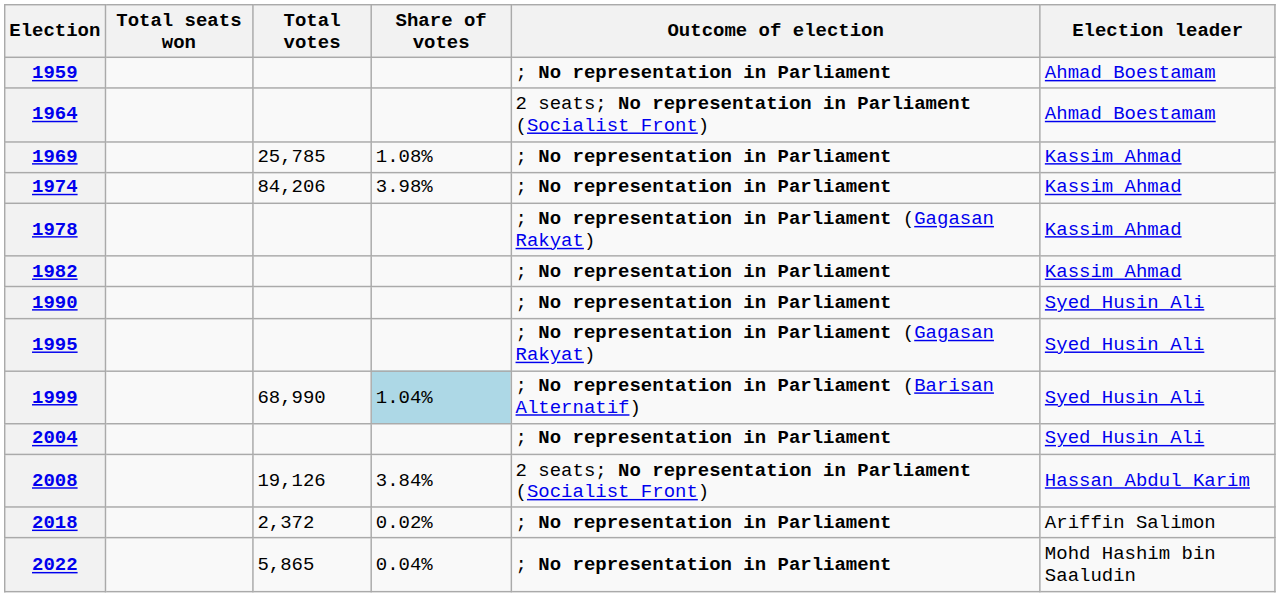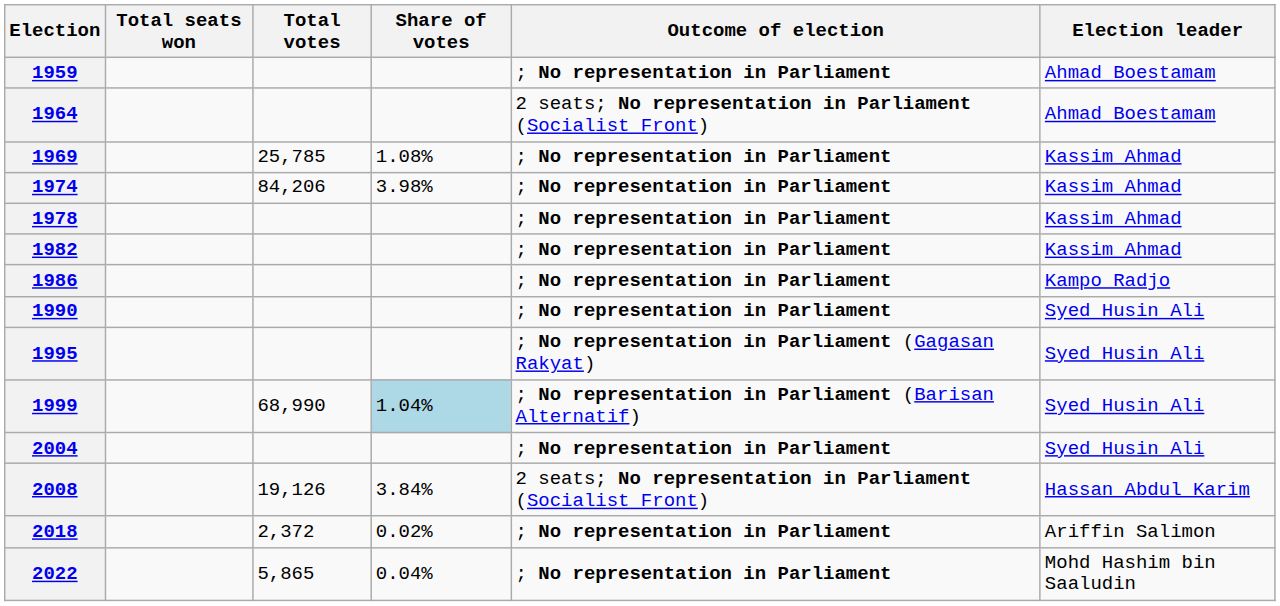(755, 230) ; No representation in Parliament (Gagasan Rakyat) -> (703, 219) ; No representation in Parliament
+ row: (55, 281)
